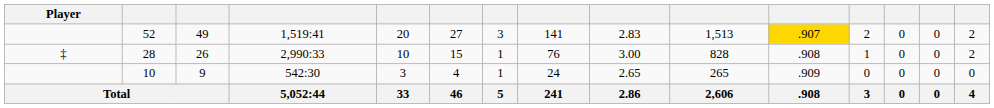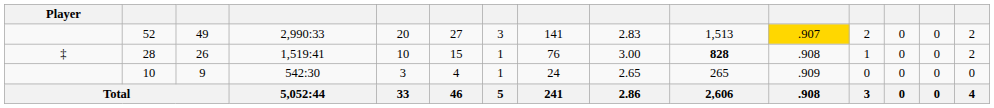(303, 34) 1,519:41 -> (303, 34) 2,990:33
(303, 53) 2,990:33 -> (303, 53) 1,519:41
(719, 53) normal -> (719, 53) bold
